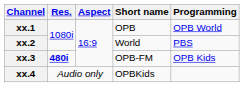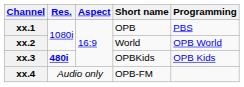(197, 27) OPB World -> (183, 27) PBS
(183, 43) PBS -> (197, 43) OPB World
(134, 58) OPB-FM -> (135, 58) OPBKids
(135, 74) OPBKids -> (134, 74) OPB-FM
